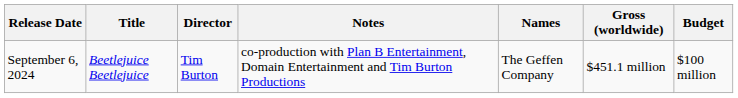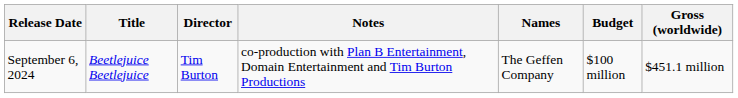columns swapped: (703, 22) <-> (629, 22)
